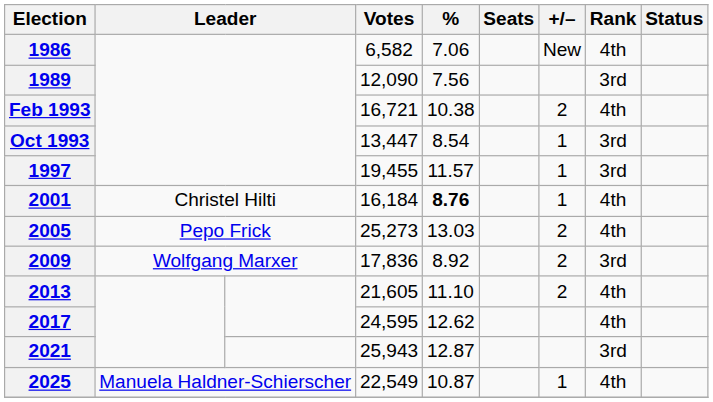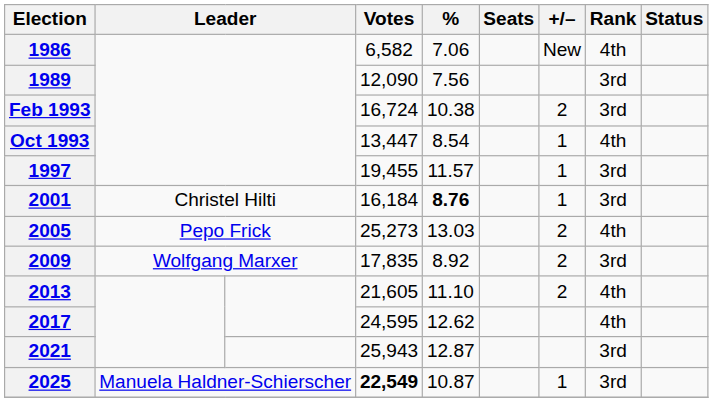(389, 110) 16,721 -> (389, 110) 16,724
(613, 110) 4th -> (613, 110) 3rd
(613, 140) 3rd -> (613, 140) 4th
(613, 200) 4th -> (613, 200) 3rd
(389, 261) 17,836 -> (389, 261) 17,835
(389, 381) normal -> (389, 381) bold
(613, 381) 4th -> (613, 381) 3rd
